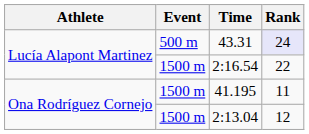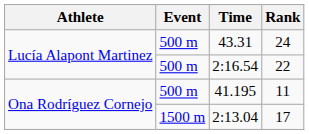(283, 42) lavender background -> (283, 42) no background
(182, 67) 1500 m -> (179, 67) 500 m
(182, 92) 1500 m -> (179, 92) 500 m
(283, 117) 12 -> (283, 117) 17
